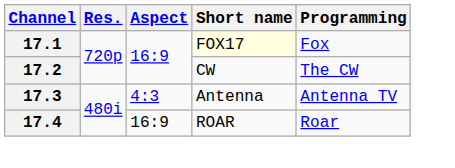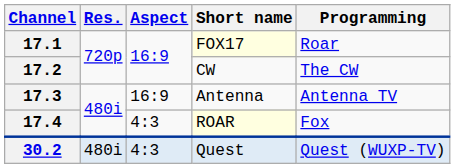(315, 44) Fox -> (320, 44) Roar
(145, 97) 4:3 -> (150, 97) 16:9
(150, 123) 16:9 -> (145, 123) 4:3
(215, 123) no background -> (215, 123) lightyellow background
(320, 123) Roar -> (315, 123) Fox
+ row: (42, 150)
